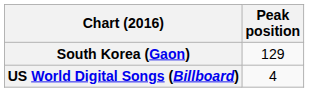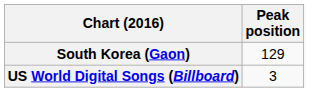(273, 76) 4 -> (273, 76) 3
